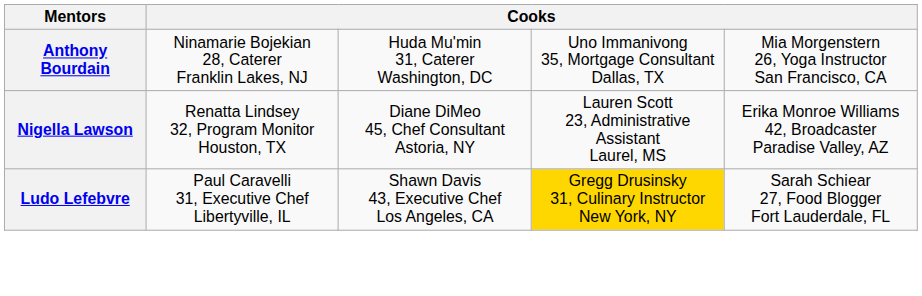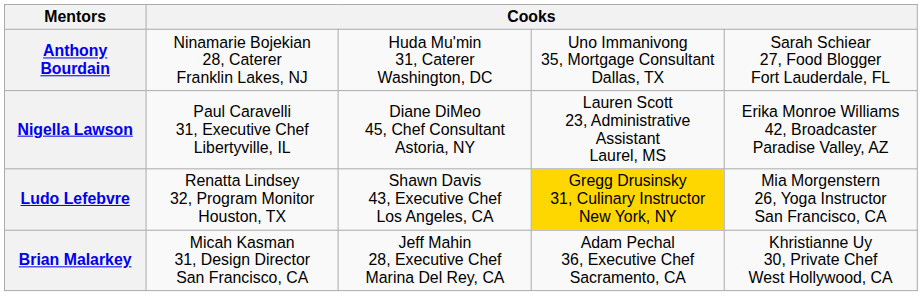(821, 60) Mia Morgenstern 26, Yoga Instructor San Francisco, CA -> (821, 60) Sarah Schiear 27, Food Blogger Fort Lauderdale, FL
(242, 129) Renatta Lindsey 32, Program Monitor Houston, TX -> (242, 129) Paul Caravelli 31, Executive Chef Libertyville, IL
(242, 199) Paul Caravelli 31, Executive Chef Libertyville, IL -> (242, 199) Renatta Lindsey 32, Program Monitor Houston, TX
(821, 199) Sarah Schiear 27, Food Blogger Fort Lauderdale, FL -> (821, 199) Mia Morgenstern 26, Yoga Instructor San Francisco, CA
+ row: (75, 260)
